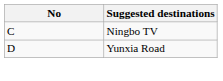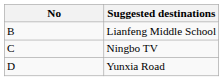+ row: (161, 31)
